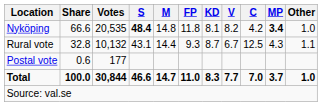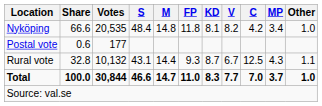(141, 28) bold -> (141, 28) normal
(276, 28) bold -> (276, 28) normal
rows swapped: (30, 45) <-> (32, 61)
